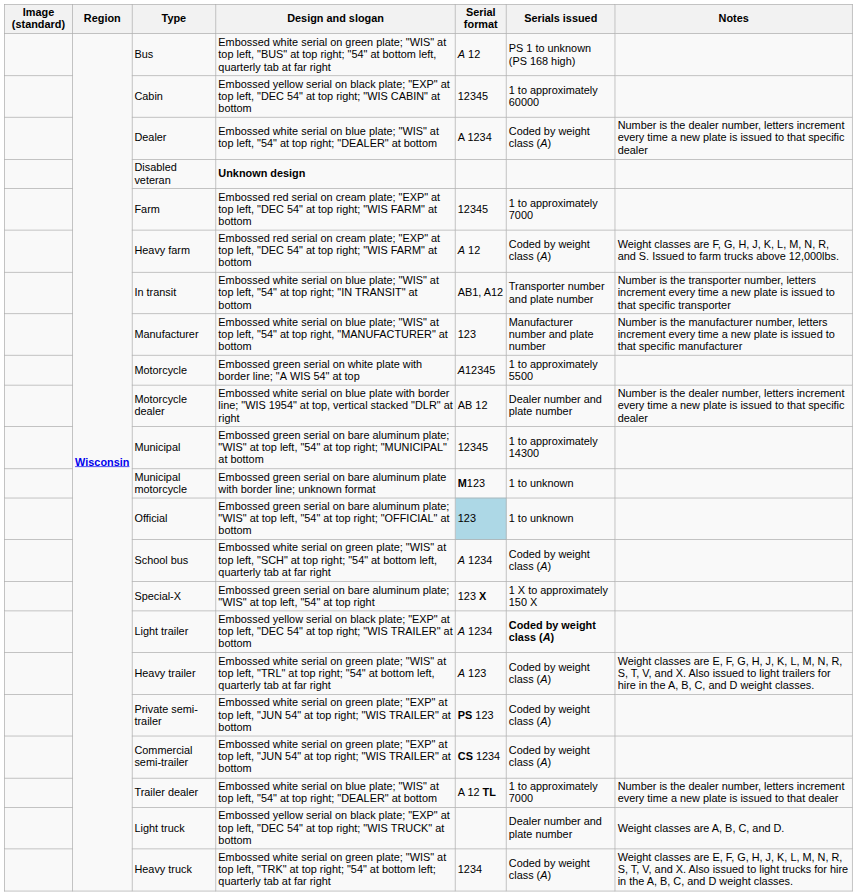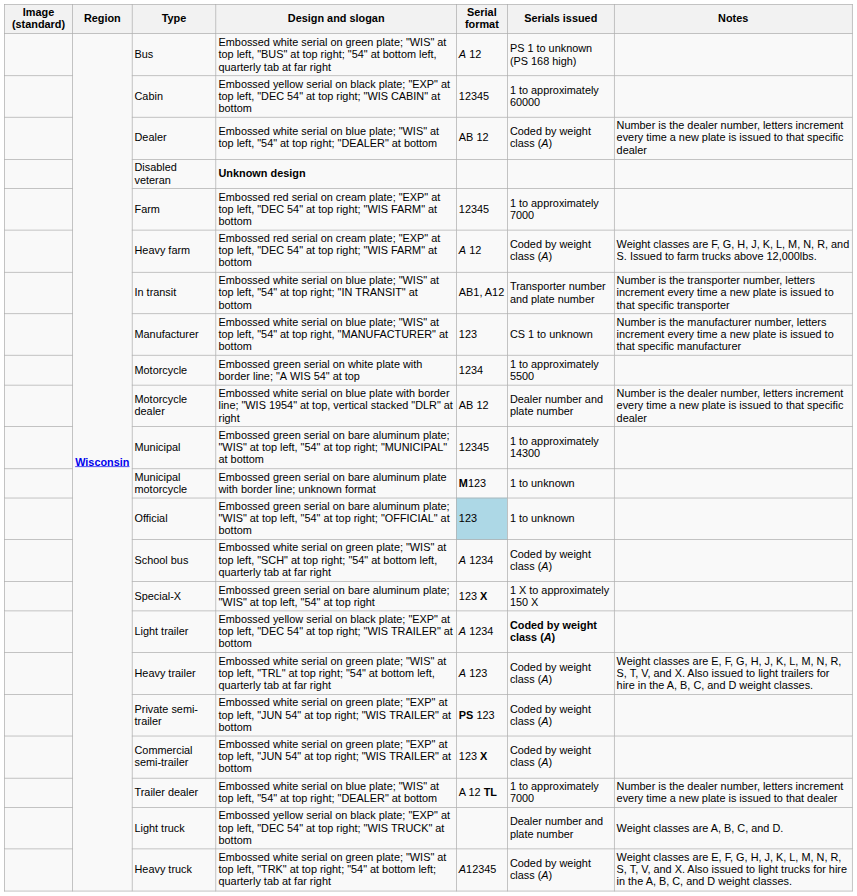(475, 138) A 1234 -> (474, 138) AB 12
(551, 334) Manufacturer number and plate number -> (551, 334) CS 1 to unknown
(477, 370) A12345 -> (471, 370) 1234
(479, 757) CS 1234 -> (473, 757) 123 X
(470, 870) 1234 -> (478, 870) A12345
